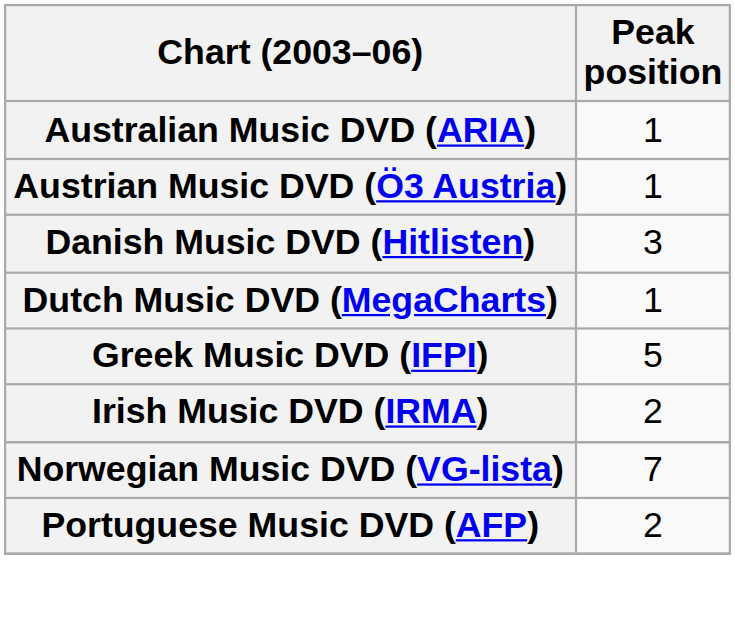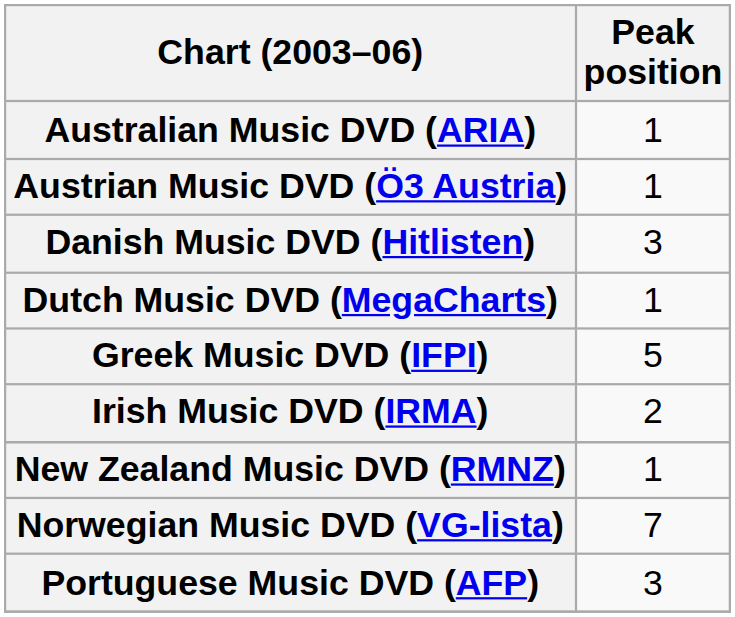+ row: (290, 469)
(653, 525) 2 -> (653, 582) 3
